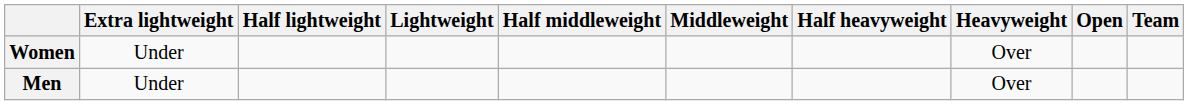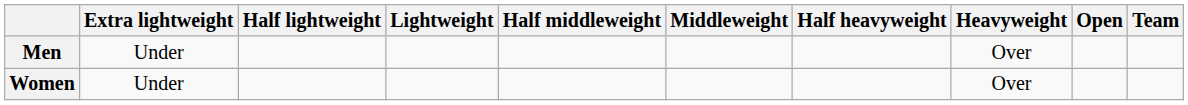rows swapped: (42, 83) <-> (42, 52)
